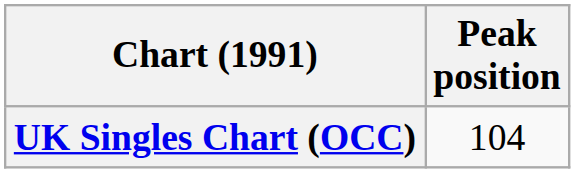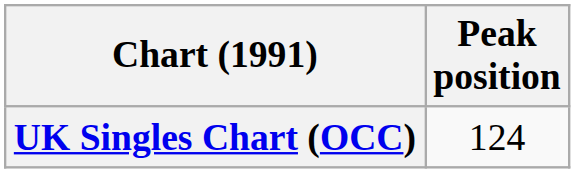(497, 136) 104 -> (497, 136) 124
